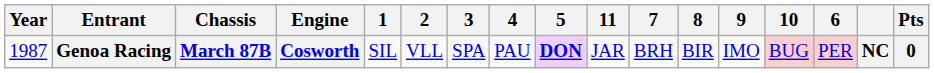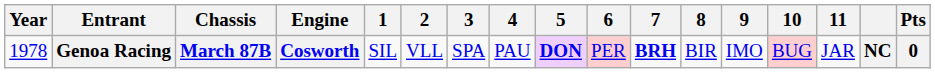columns swapped: (835, 19) <-> (608, 19)
(28, 51) 1987 -> (28, 51) 1978
(653, 51) normal -> (655, 51) bold
